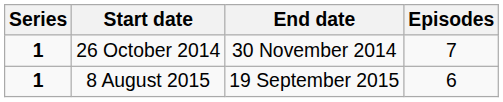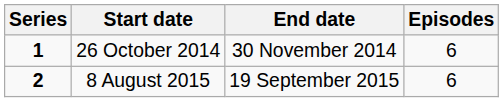(451, 50) 7 -> (451, 50) 6
(38, 81) 1 -> (38, 81) 2
